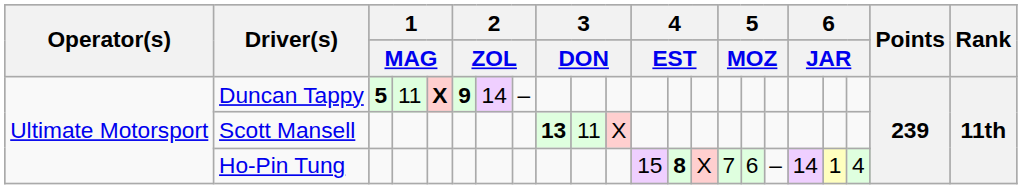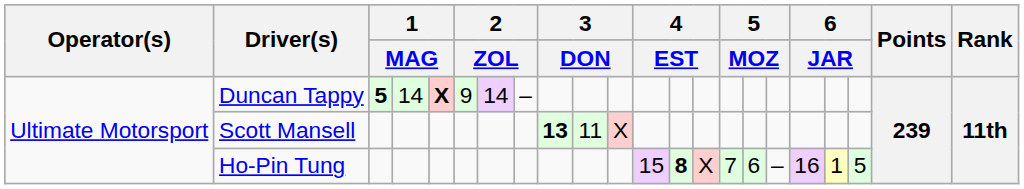(410, 94) 11 -> (411, 94) 14
(464, 94) bold -> (466, 94) normal
(805, 166) 14 -> (807, 166) 16
(858, 166) 4 -> (860, 166) 5
